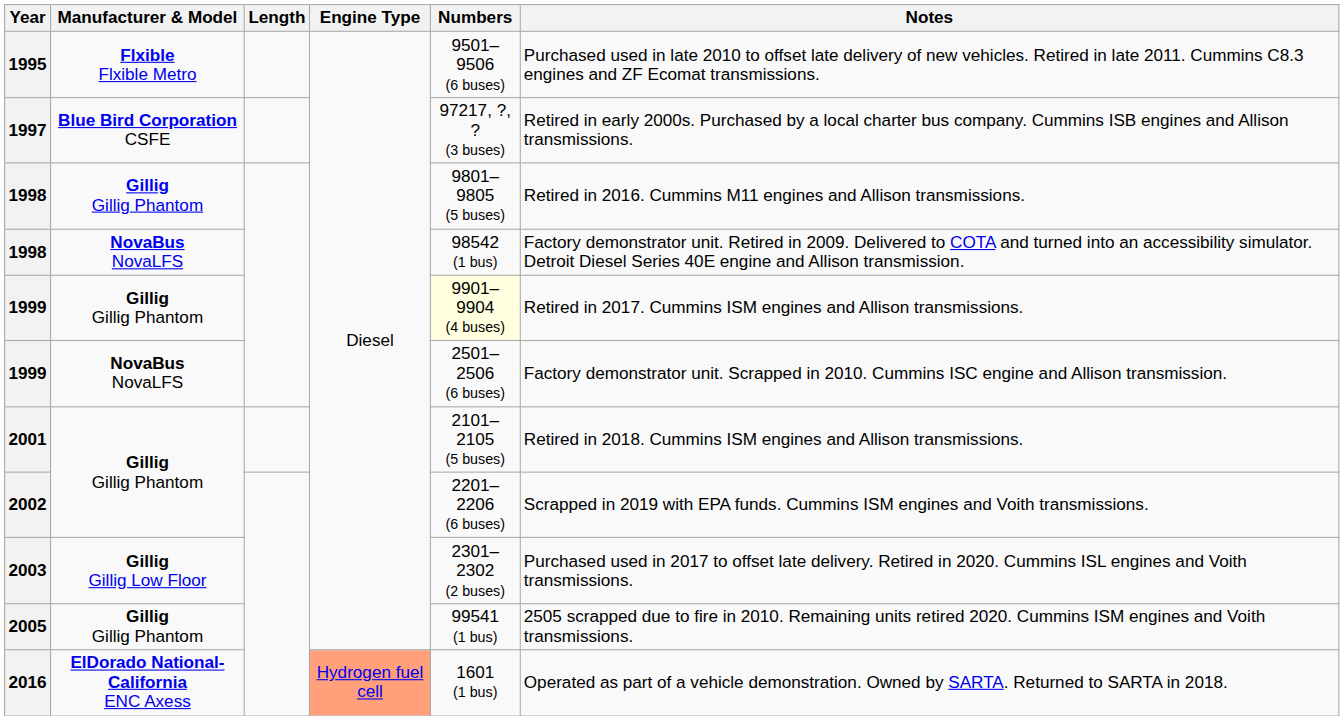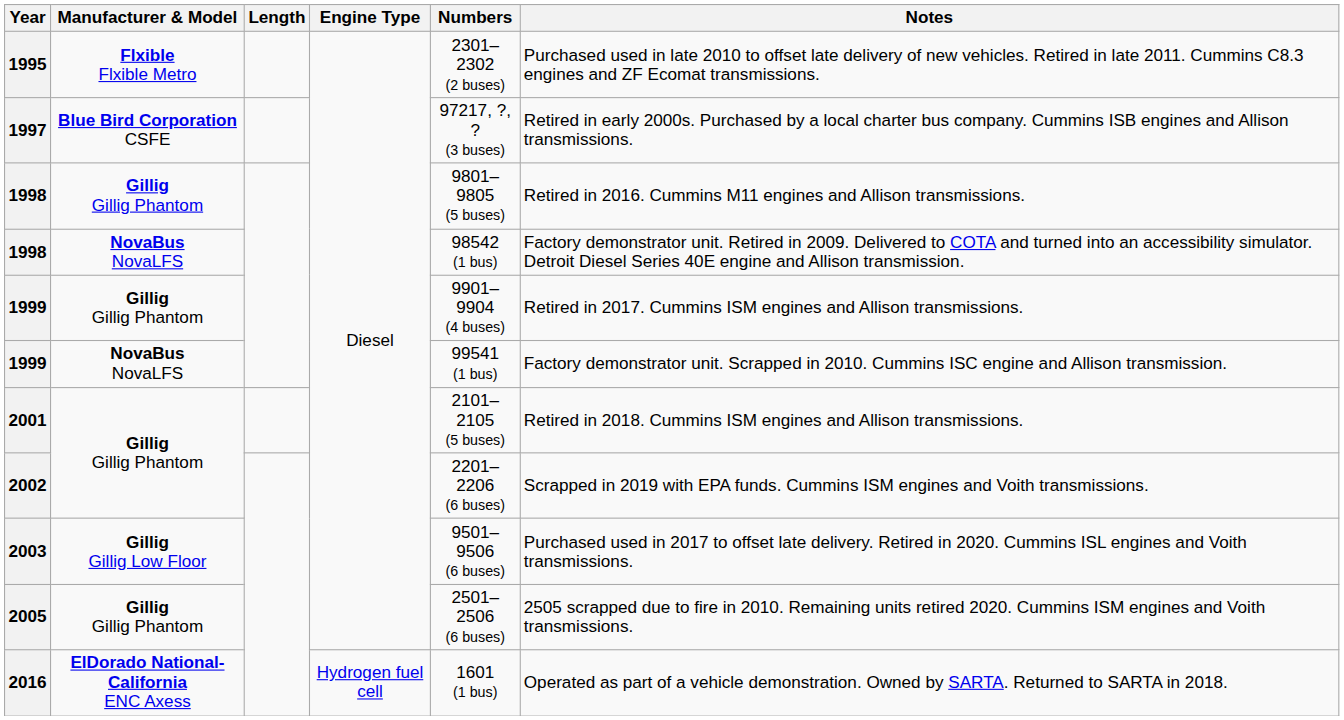(475, 64) 9501–9506 (6 buses) -> (475, 64) 2301–2302 (2 buses)
(475, 307) lightyellow background -> (475, 307) no background
(475, 373) 2501–2506 (6 buses) -> (475, 363) 99541 (1 bus)
(475, 570) 2301–2302 (2 buses) -> (475, 551) 9501–9506 (6 buses)
(475, 626) 99541 (1 bus) -> (475, 617) 2501–2506 (6 buses)
(370, 682) lightsalmon background -> (370, 682) no background
